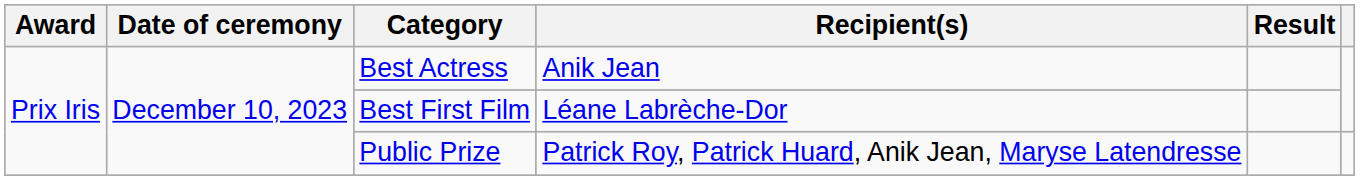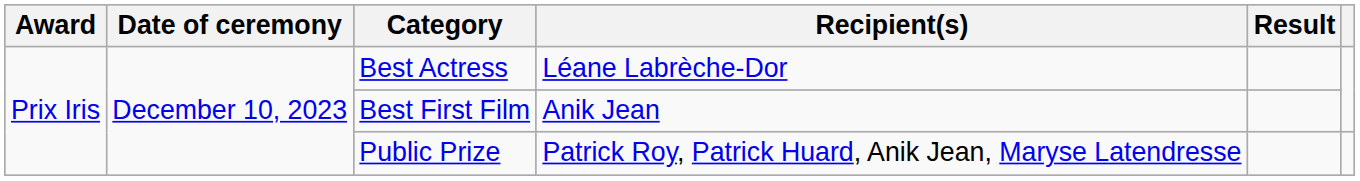(601, 68) Anik Jean -> (665, 68) Léane Labrèche-Dor
(665, 110) Léane Labrèche-Dor -> (601, 110) Anik Jean
